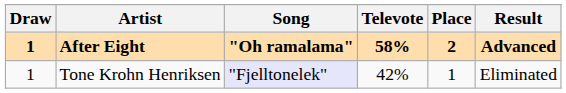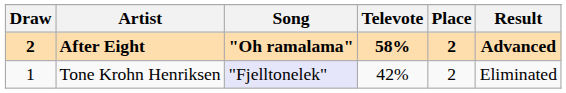(30, 46) 1 -> (30, 46) 2
(452, 74) 1 -> (452, 74) 2
